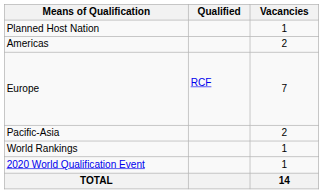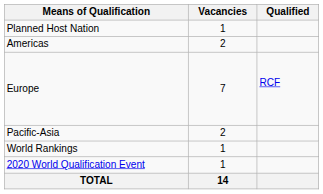columns swapped: (284, 12) <-> (219, 12)
